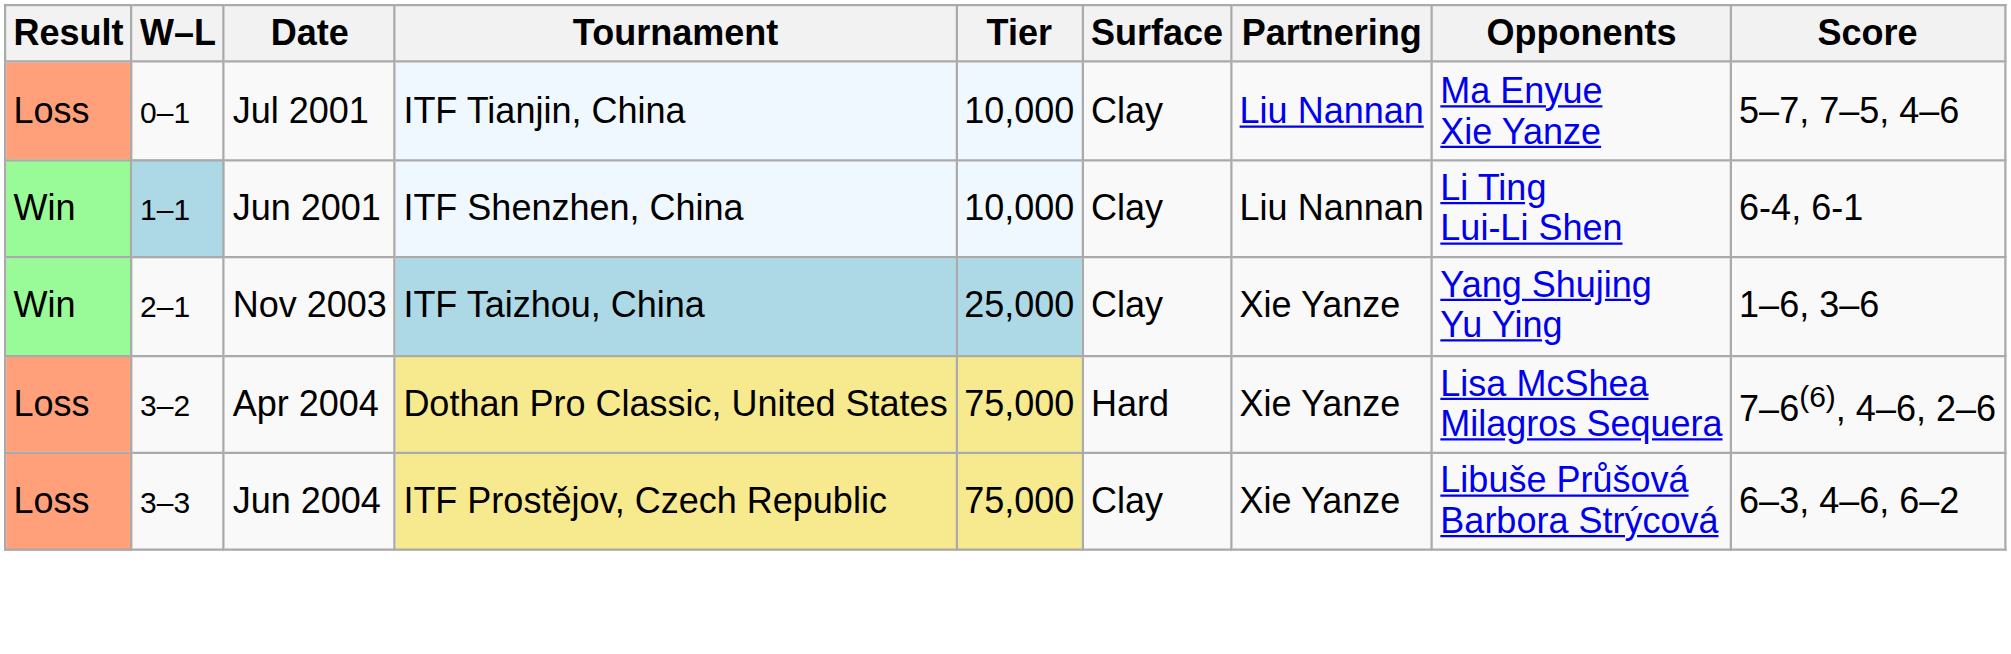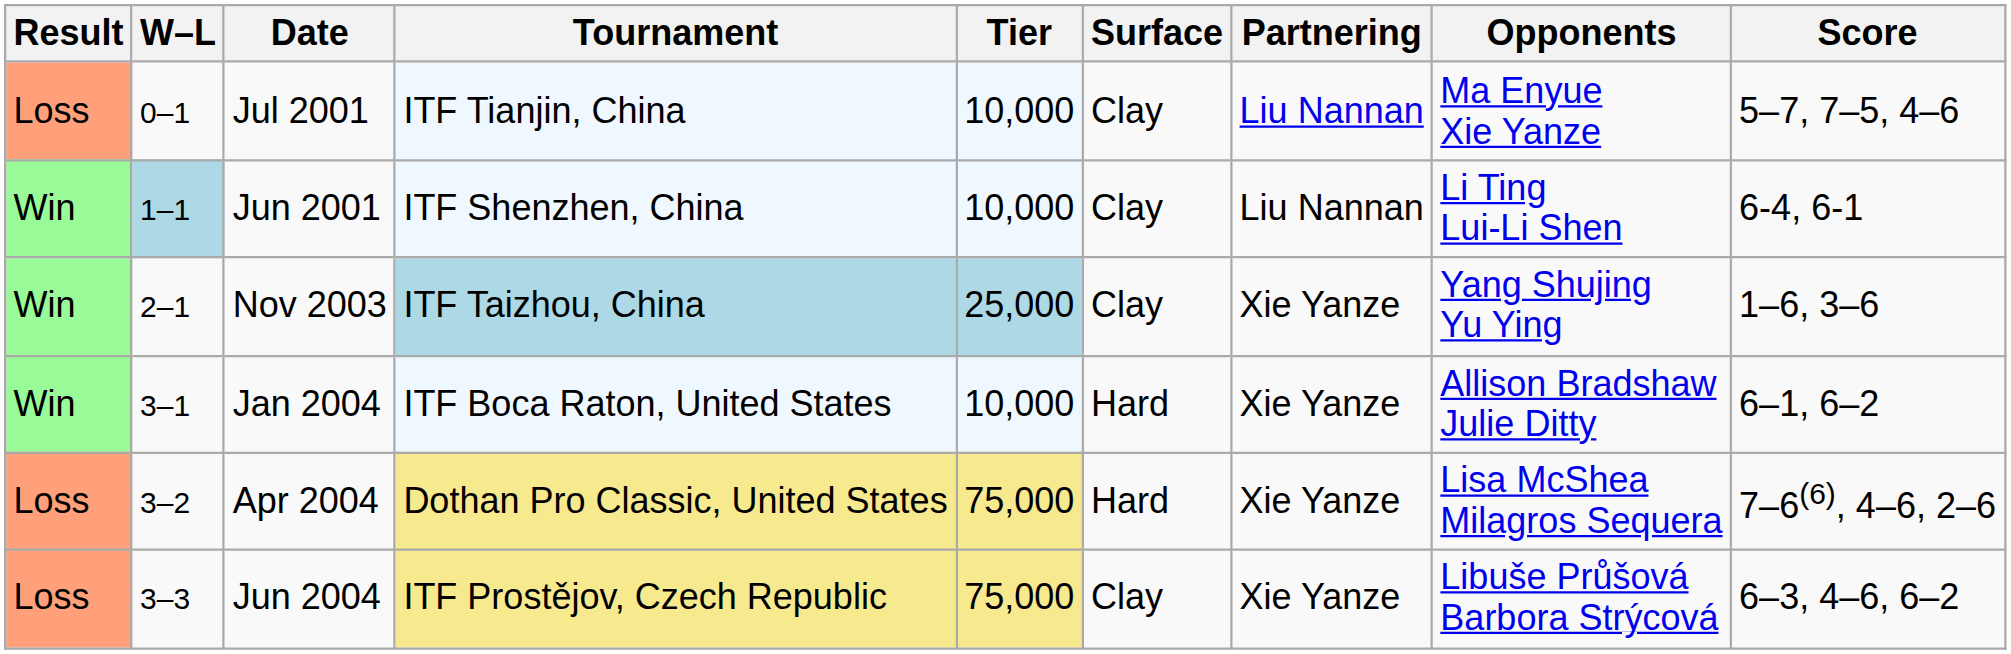+ row: (307, 403)
